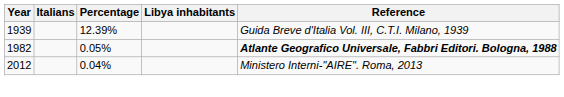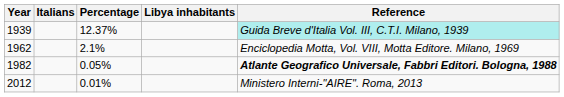(98, 30) 12.39% -> (98, 30) 12.37%
(354, 30) no background -> (354, 30) paleturquoise background
+ row: (19, 48)
(95, 65) 0.04% -> (95, 83) 0.01%
